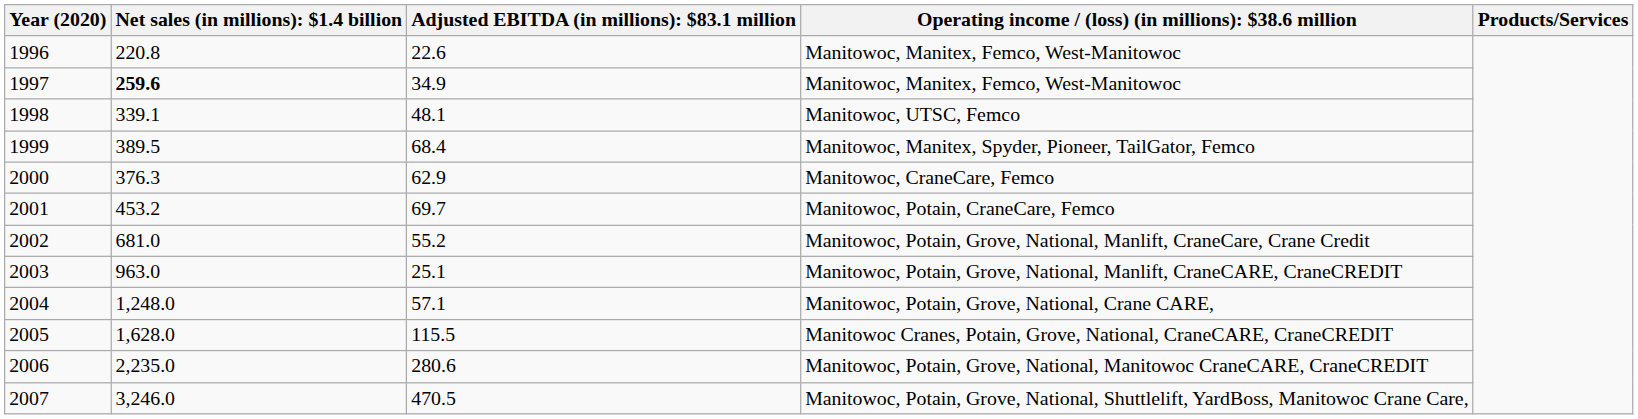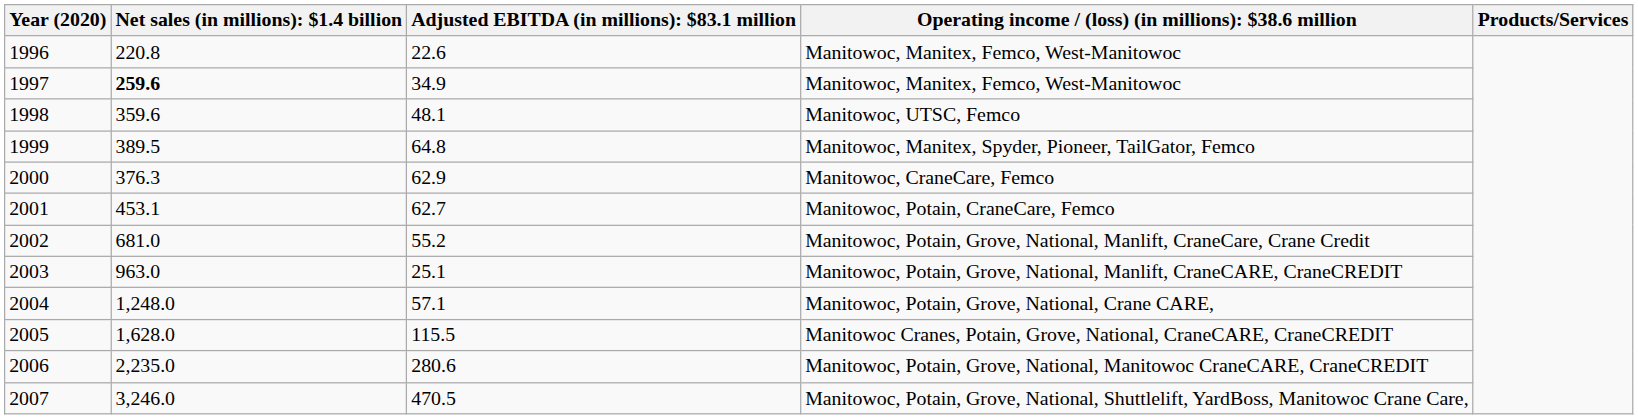(138, 114) 339.1 -> (138, 114) 359.6
(429, 146) 68.4 -> (429, 146) 64.8
(138, 209) 453.2 -> (138, 209) 453.1
(429, 209) 69.7 -> (429, 209) 62.7
